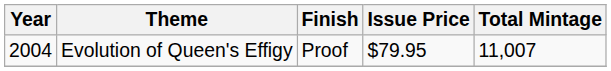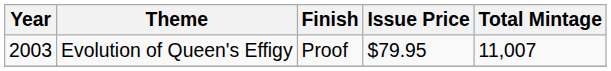(31, 50) 2004 -> (31, 50) 2003
